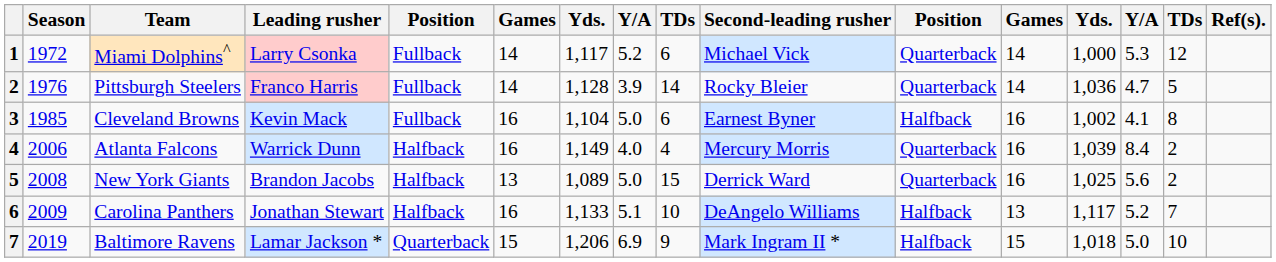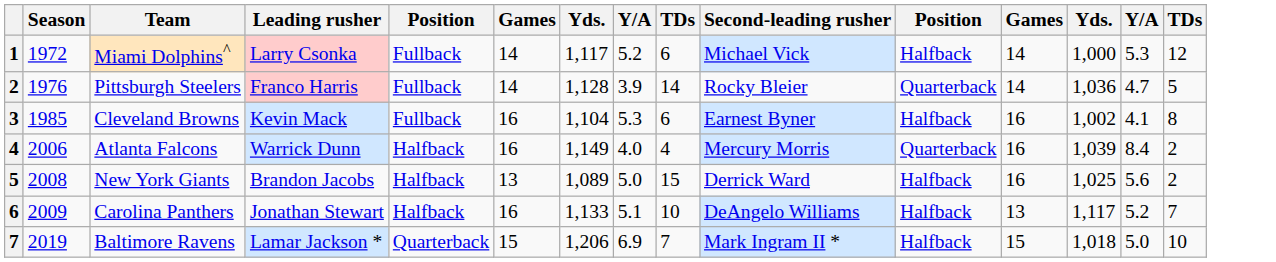- column: (1239, 19)
(948, 53) Quarterback -> (936, 53) Halfback
(630, 118) 5.0 -> (630, 118) 5.3
(948, 180) Quarterback -> (936, 180) Halfback
(665, 241) 9 -> (665, 241) 7
